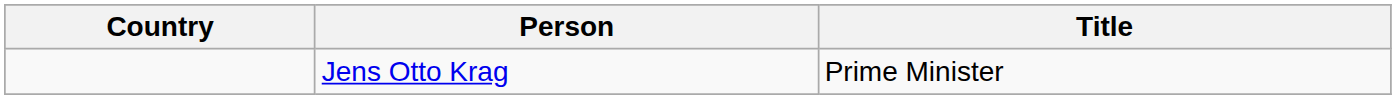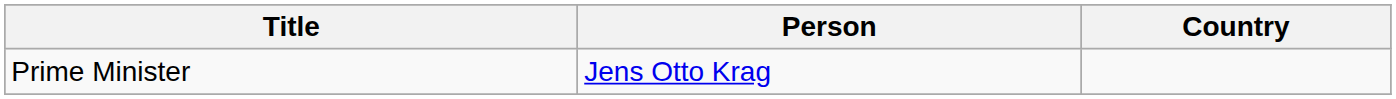columns swapped: (160, 26) <-> (1105, 26)
